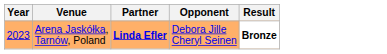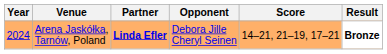+ column: (291, 13)
(18, 35) 2023 -> (18, 35) 2024
